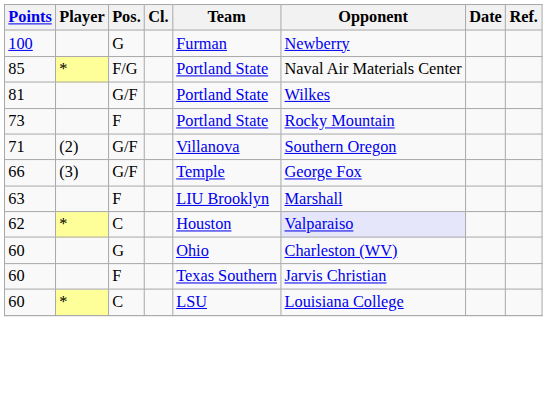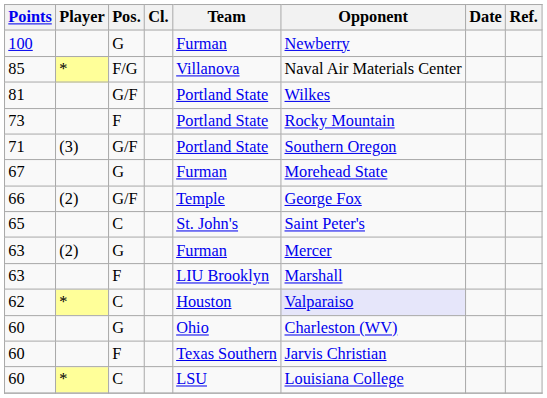(222, 69) Portland State -> (208, 69) Villanova
(69, 146) (2) -> (69, 146) (3)
(208, 146) Villanova -> (222, 146) Portland State
+ row: (16, 172)
(69, 172) (3) -> (69, 198) (2)
+ row: (16, 224)
+ row: (16, 250)
